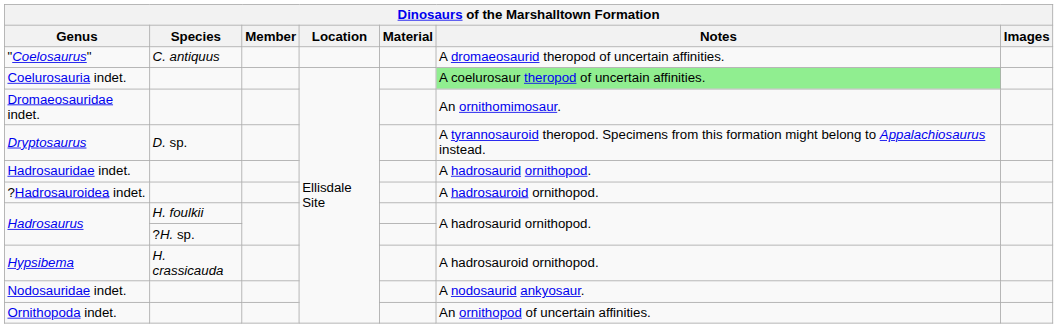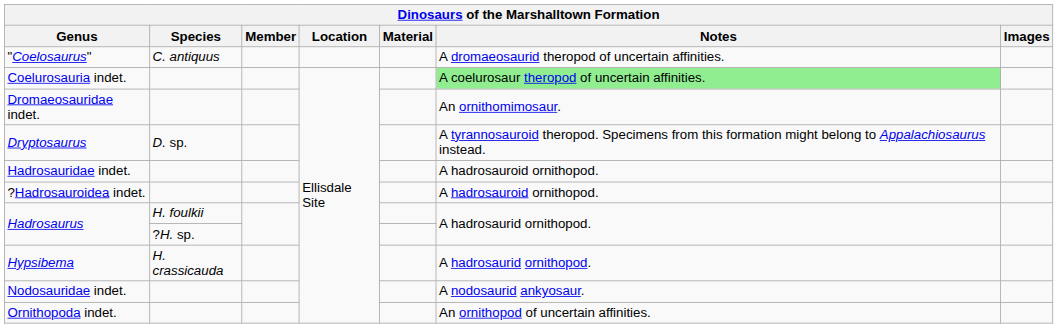(515, 171) A hadrosaurid ornithopod. -> (519, 171) A hadrosauroid ornithopod.
(519, 262) A hadrosauroid ornithopod. -> (515, 262) A hadrosaurid ornithopod.
